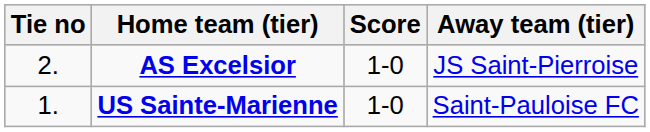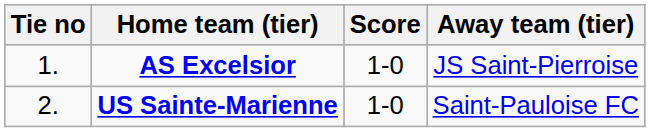(48, 65) 2. -> (48, 65) 1.
(48, 106) 1. -> (48, 106) 2.
